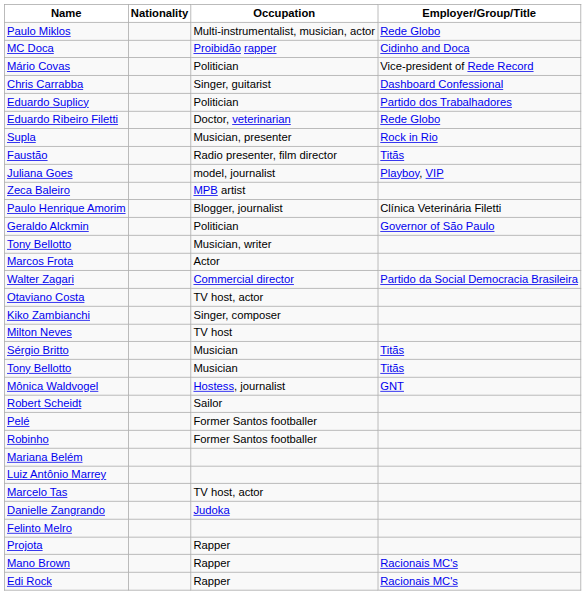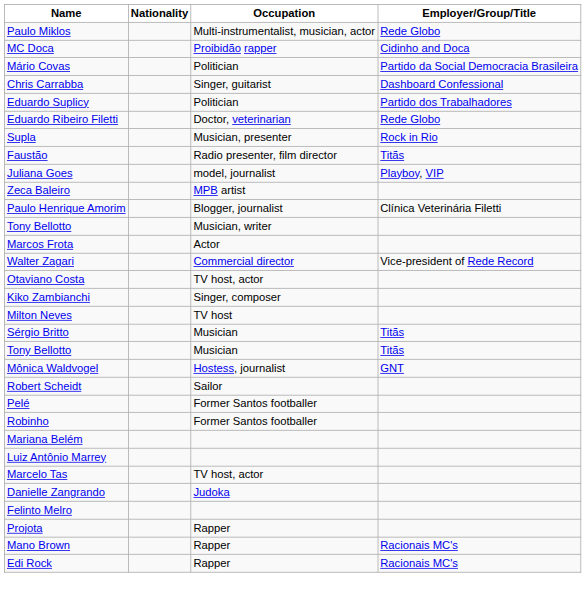(457, 67) Vice-president of Rede Record -> (479, 67) Partido da Social Democracia Brasileira
- row: (48, 227)
(479, 280) Partido da Social Democracia Brasileira -> (457, 262) Vice-president of Rede Record
